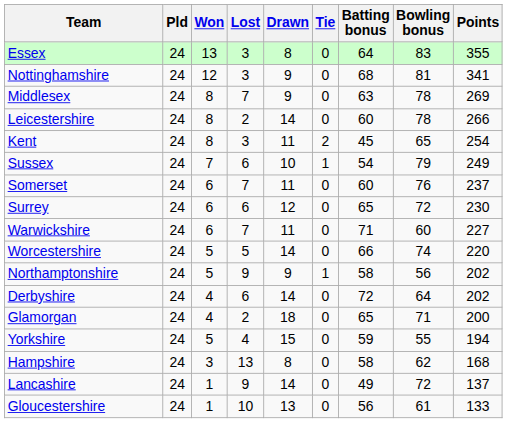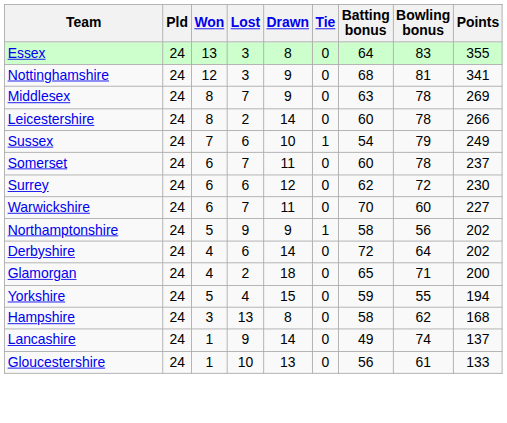- row: (22, 141)
(423, 185) 76 -> (423, 163) 78
(366, 207) 65 -> (366, 185) 62
(366, 229) 71 -> (366, 207) 70
- row: (54, 251)
(423, 384) 72 -> (423, 340) 74
